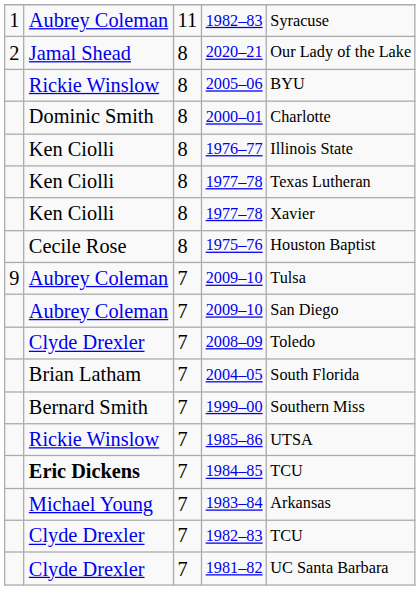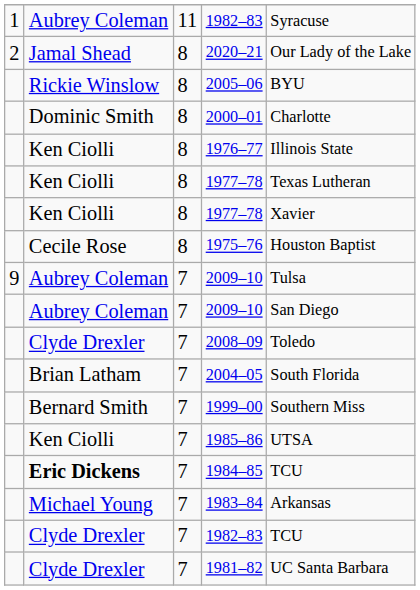(94, 439) Rickie Winslow -> (71, 439) Ken Ciolli
